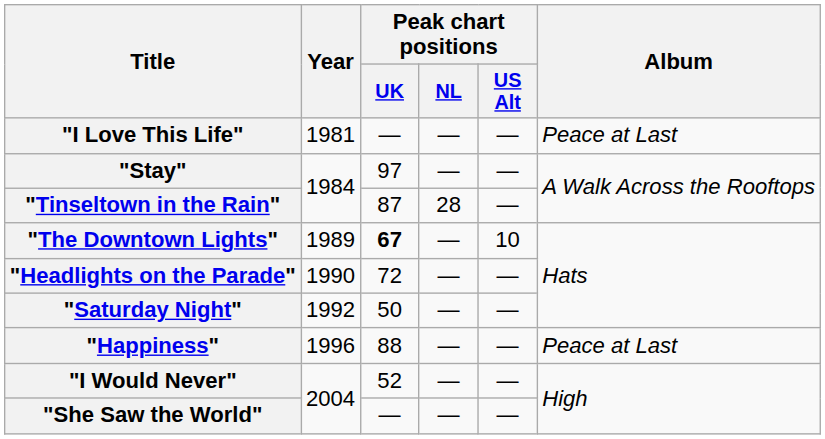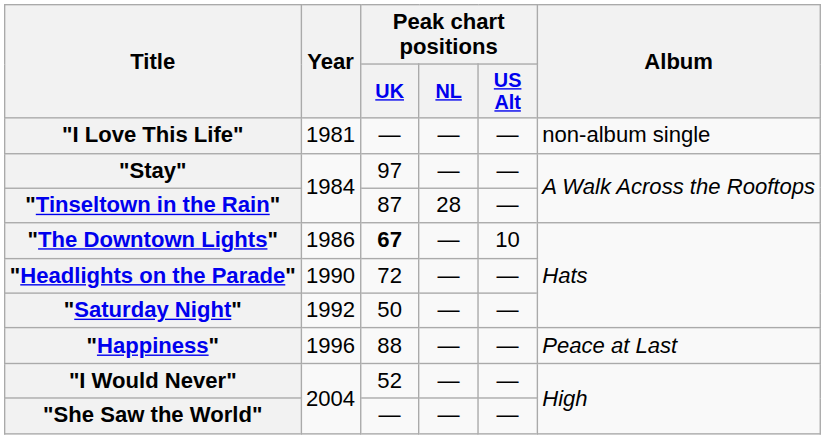(610, 135) Peace at Last -> (626, 135) non-album single
(330, 240) 1989 -> (330, 240) 1986
